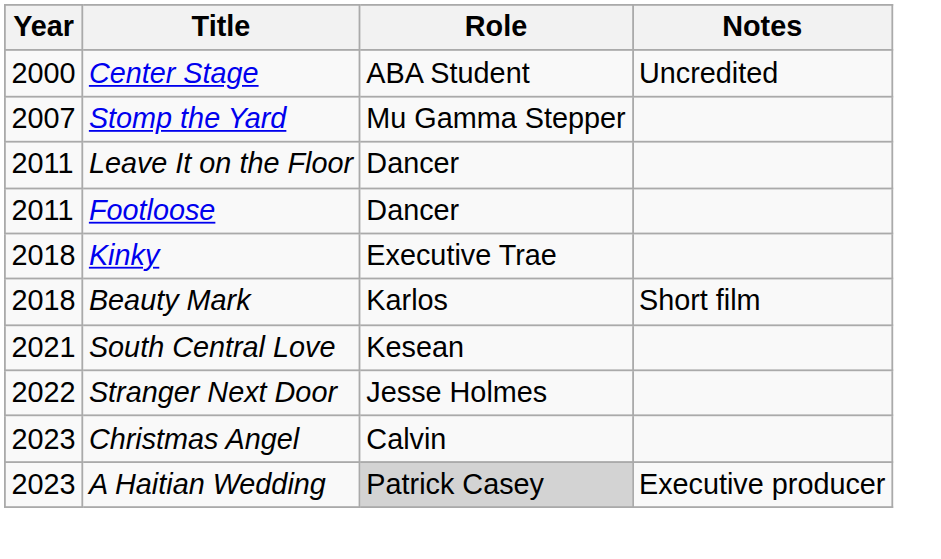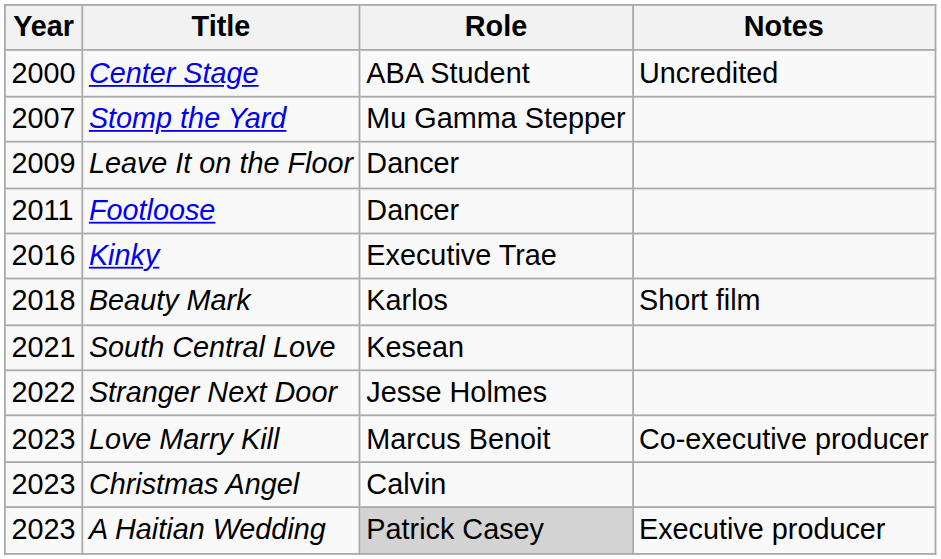(43, 164) 2011 -> (44, 164) 2009
(44, 255) 2018 -> (44, 255) 2016
+ row: (184, 438)
